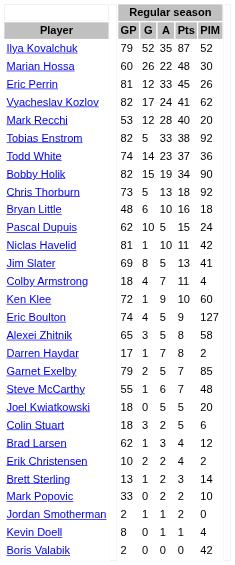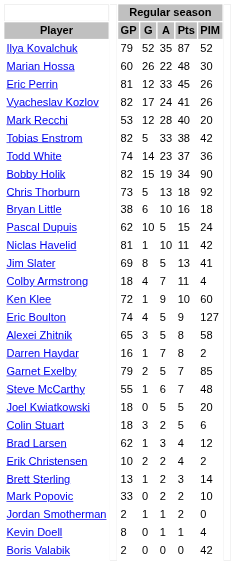(207, 102) 62 -> (207, 102) 26
(207, 138) 92 -> (207, 138) 42
(127, 210) 48 -> (127, 210) 38
(127, 353) 17 -> (127, 353) 16
